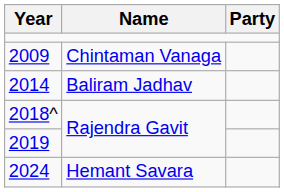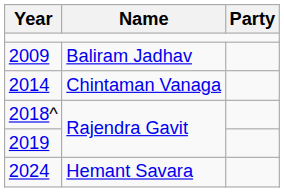(144, 56) Chintaman Vanaga -> (129, 56) Baliram Jadhav
(129, 85) Baliram Jadhav -> (144, 85) Chintaman Vanaga
